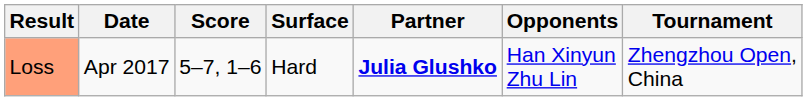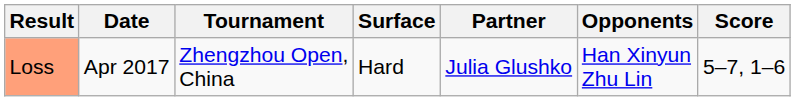columns swapped: (712, 21) <-> (220, 21)
(428, 66) bold -> (509, 66) normal
